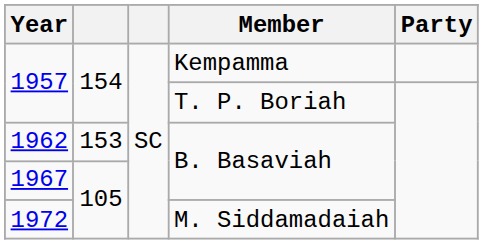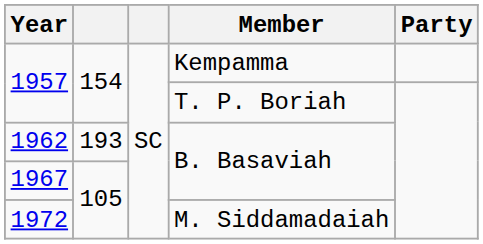(101, 141) 153 -> (101, 141) 193
